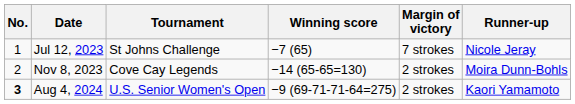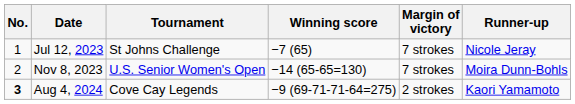(164, 69) Cove Cay Legends -> (187, 69) U.S. Senior Women's Open
(428, 69) 2 strokes -> (428, 69) 7 strokes
(187, 90) U.S. Senior Women's Open -> (164, 90) Cove Cay Legends
